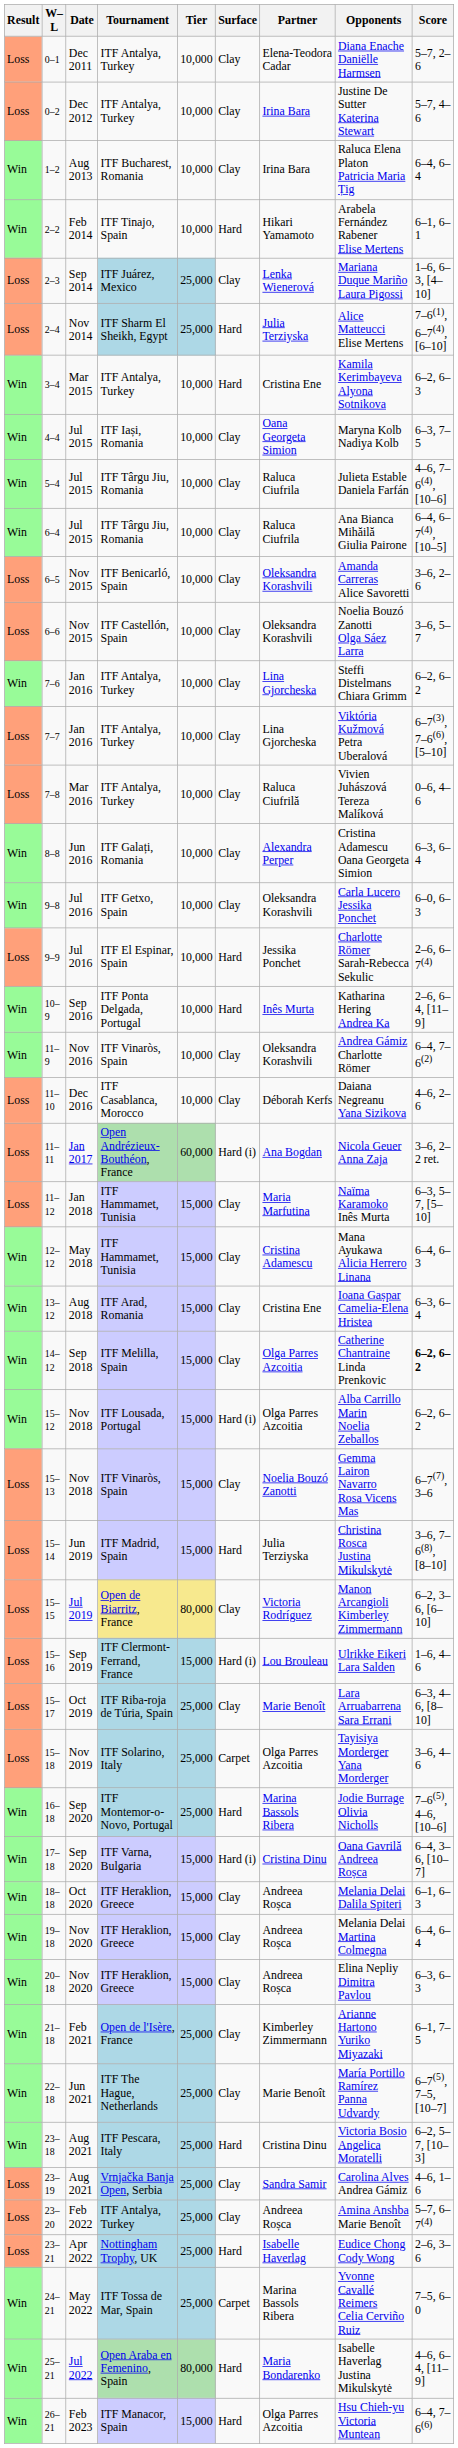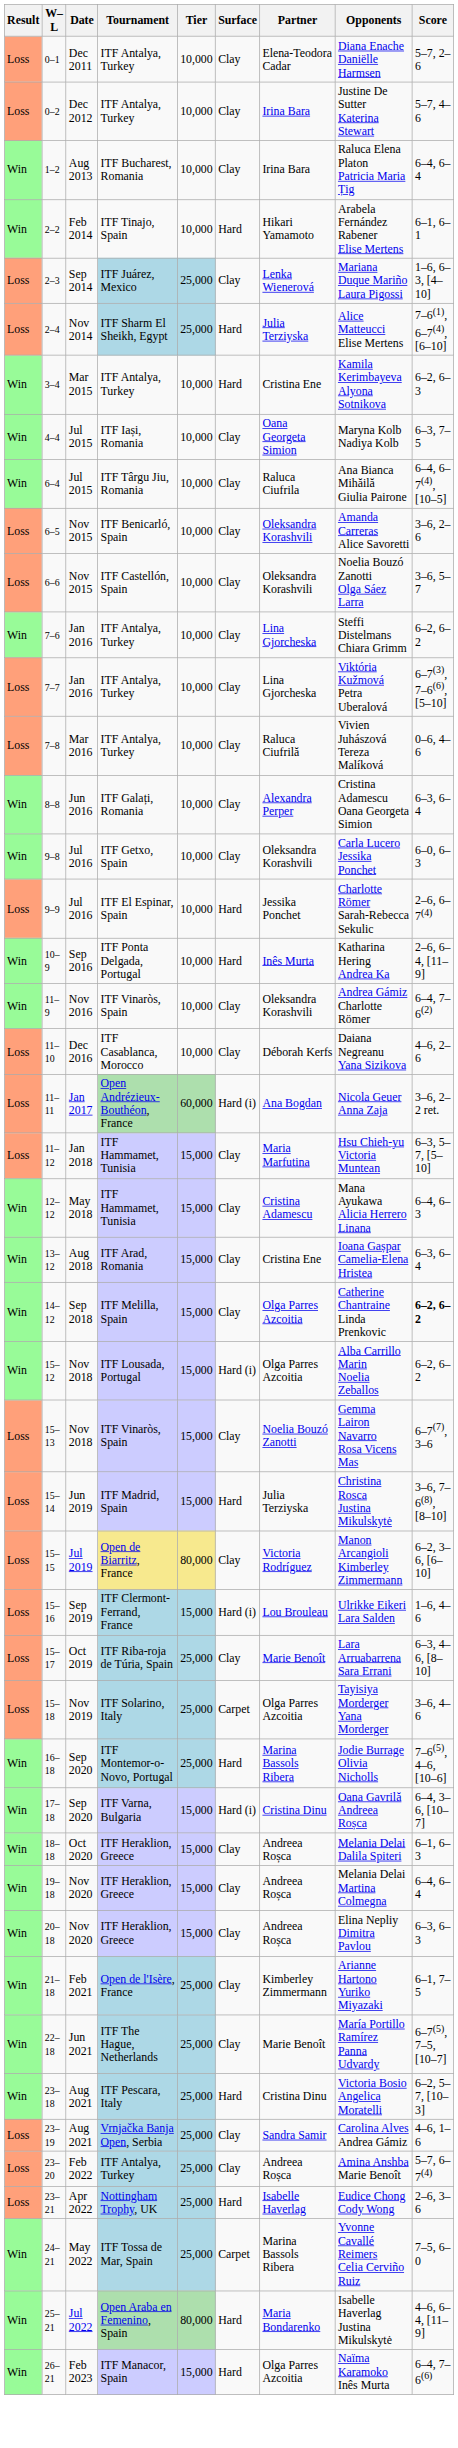- row: (52, 484)
(364, 1204) Naïma Karamoko Inês Murta -> (371, 1155) Hsu Chieh-yu Victoria Muntean
(371, 2420) Hsu Chieh-yu Victoria Muntean -> (364, 2372) Naïma Karamoko Inês Murta
